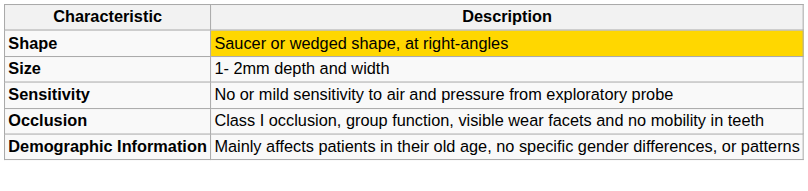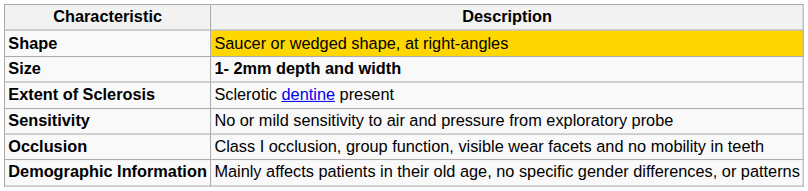(302, 69) normal -> (308, 69) bold
+ row: (82, 95)
